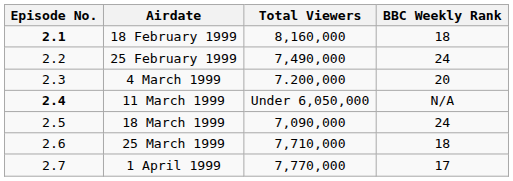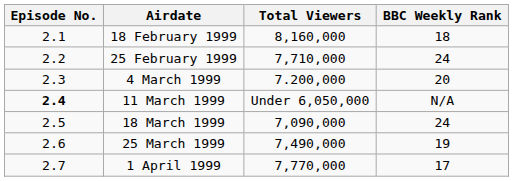(54, 37) bold -> (54, 37) normal
(310, 58) 7,490,000 -> (310, 58) 7,710,000
(310, 144) 7,710,000 -> (310, 144) 7,490,000
(442, 144) 18 -> (442, 144) 19
